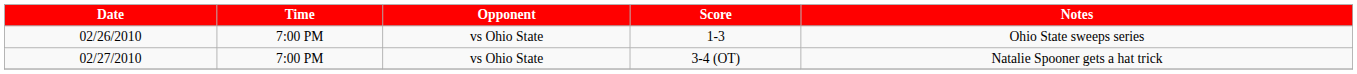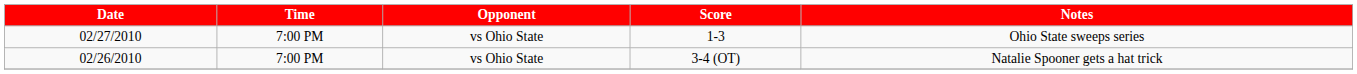(110, 36) 02/26/2010 -> (110, 36) 02/27/2010
(110, 58) 02/27/2010 -> (110, 58) 02/26/2010
